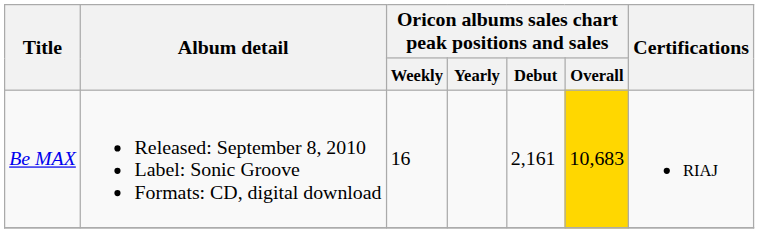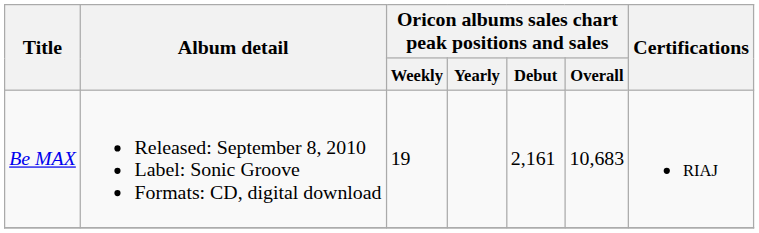(401, 158) 16 -> (401, 158) 19
(597, 158) gold background -> (597, 158) no background
